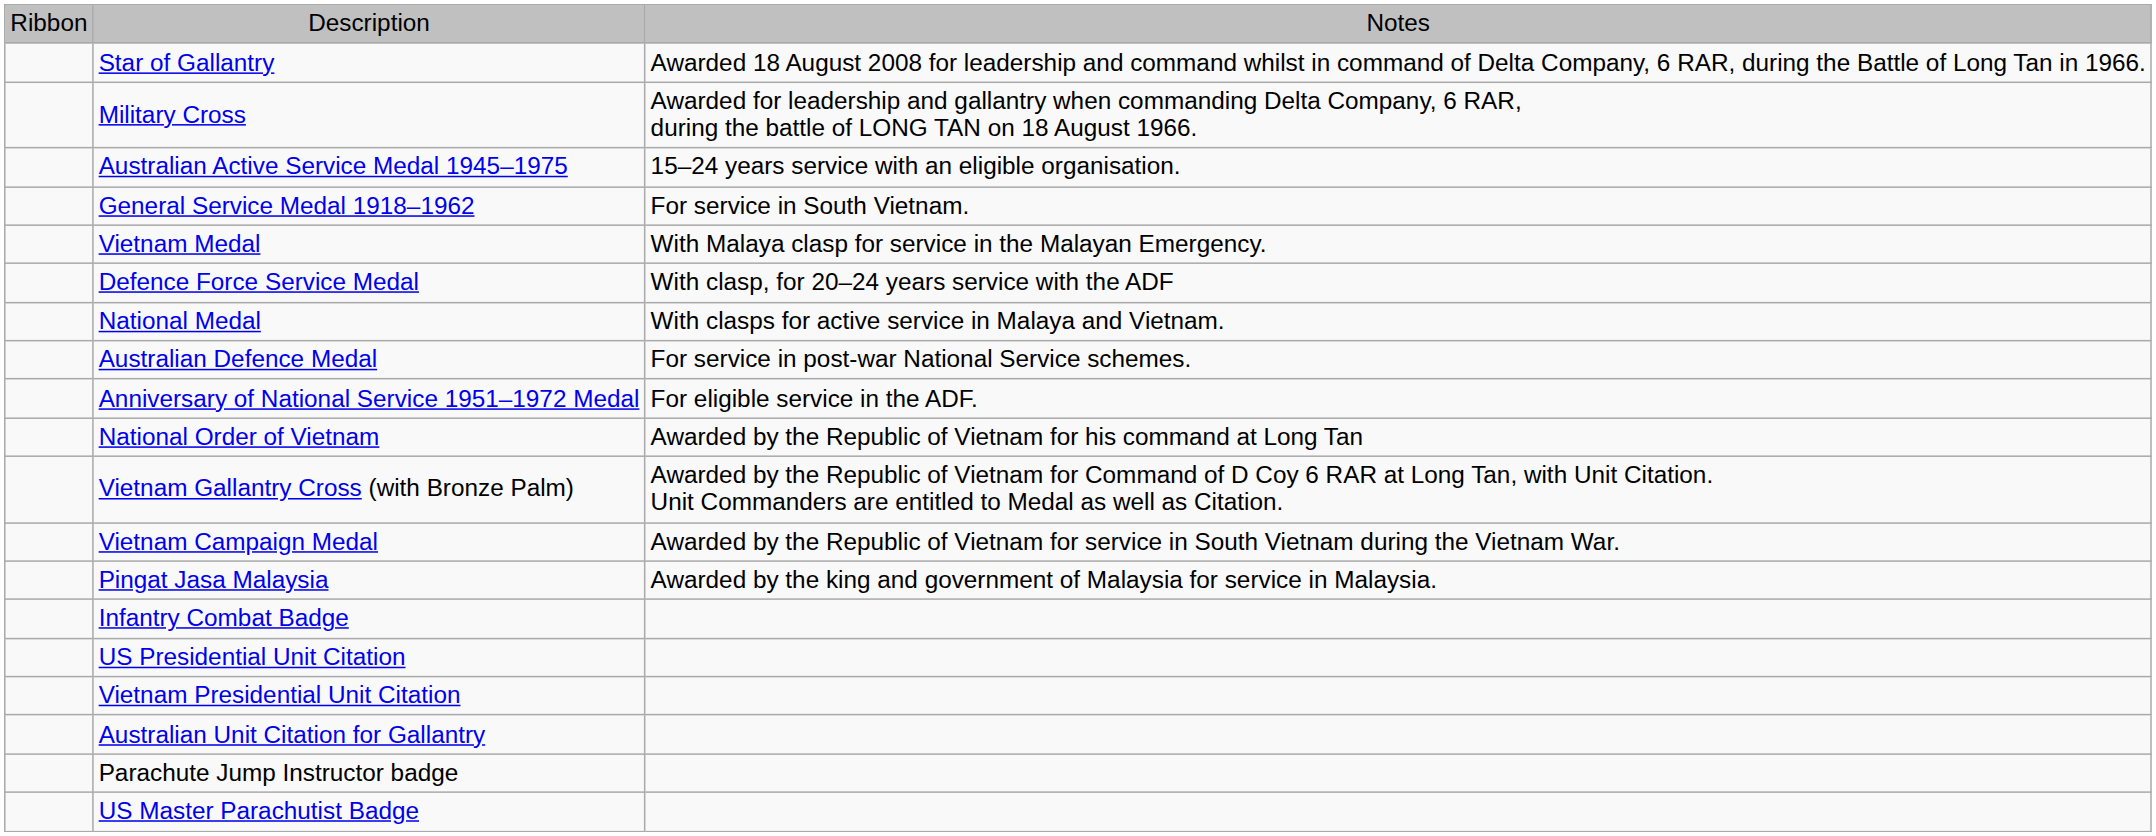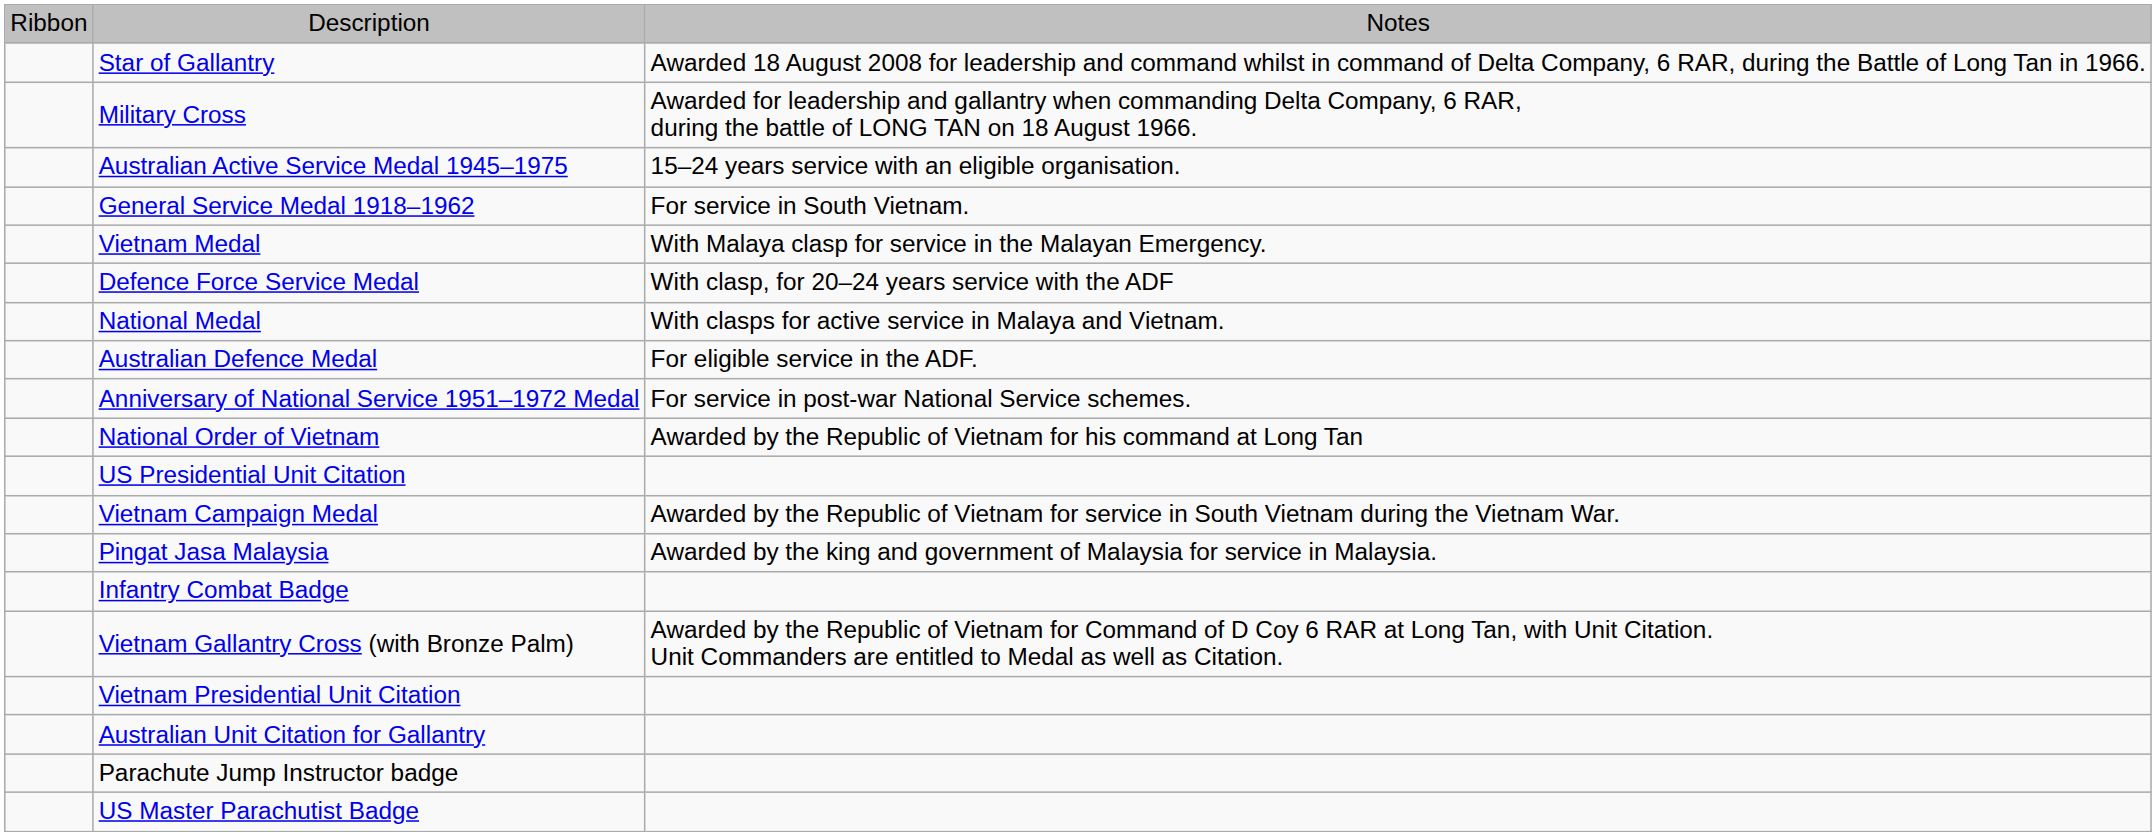(921, 359) For service in post-war National Service schemes. -> (814, 359) For eligible service in the ADF.
(814, 398) For eligible service in the ADF. -> (921, 398) For service in post-war National Service schemes.
rows swapped: (336, 489) <-> (252, 657)
